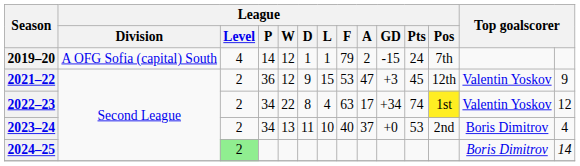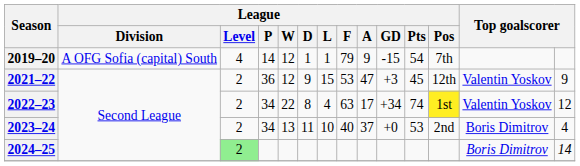(367, 58) 2 -> (367, 58) 9
(417, 58) 24 -> (417, 58) 54
